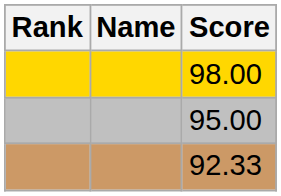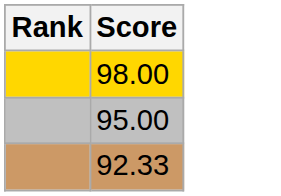- column: (136, 27)
